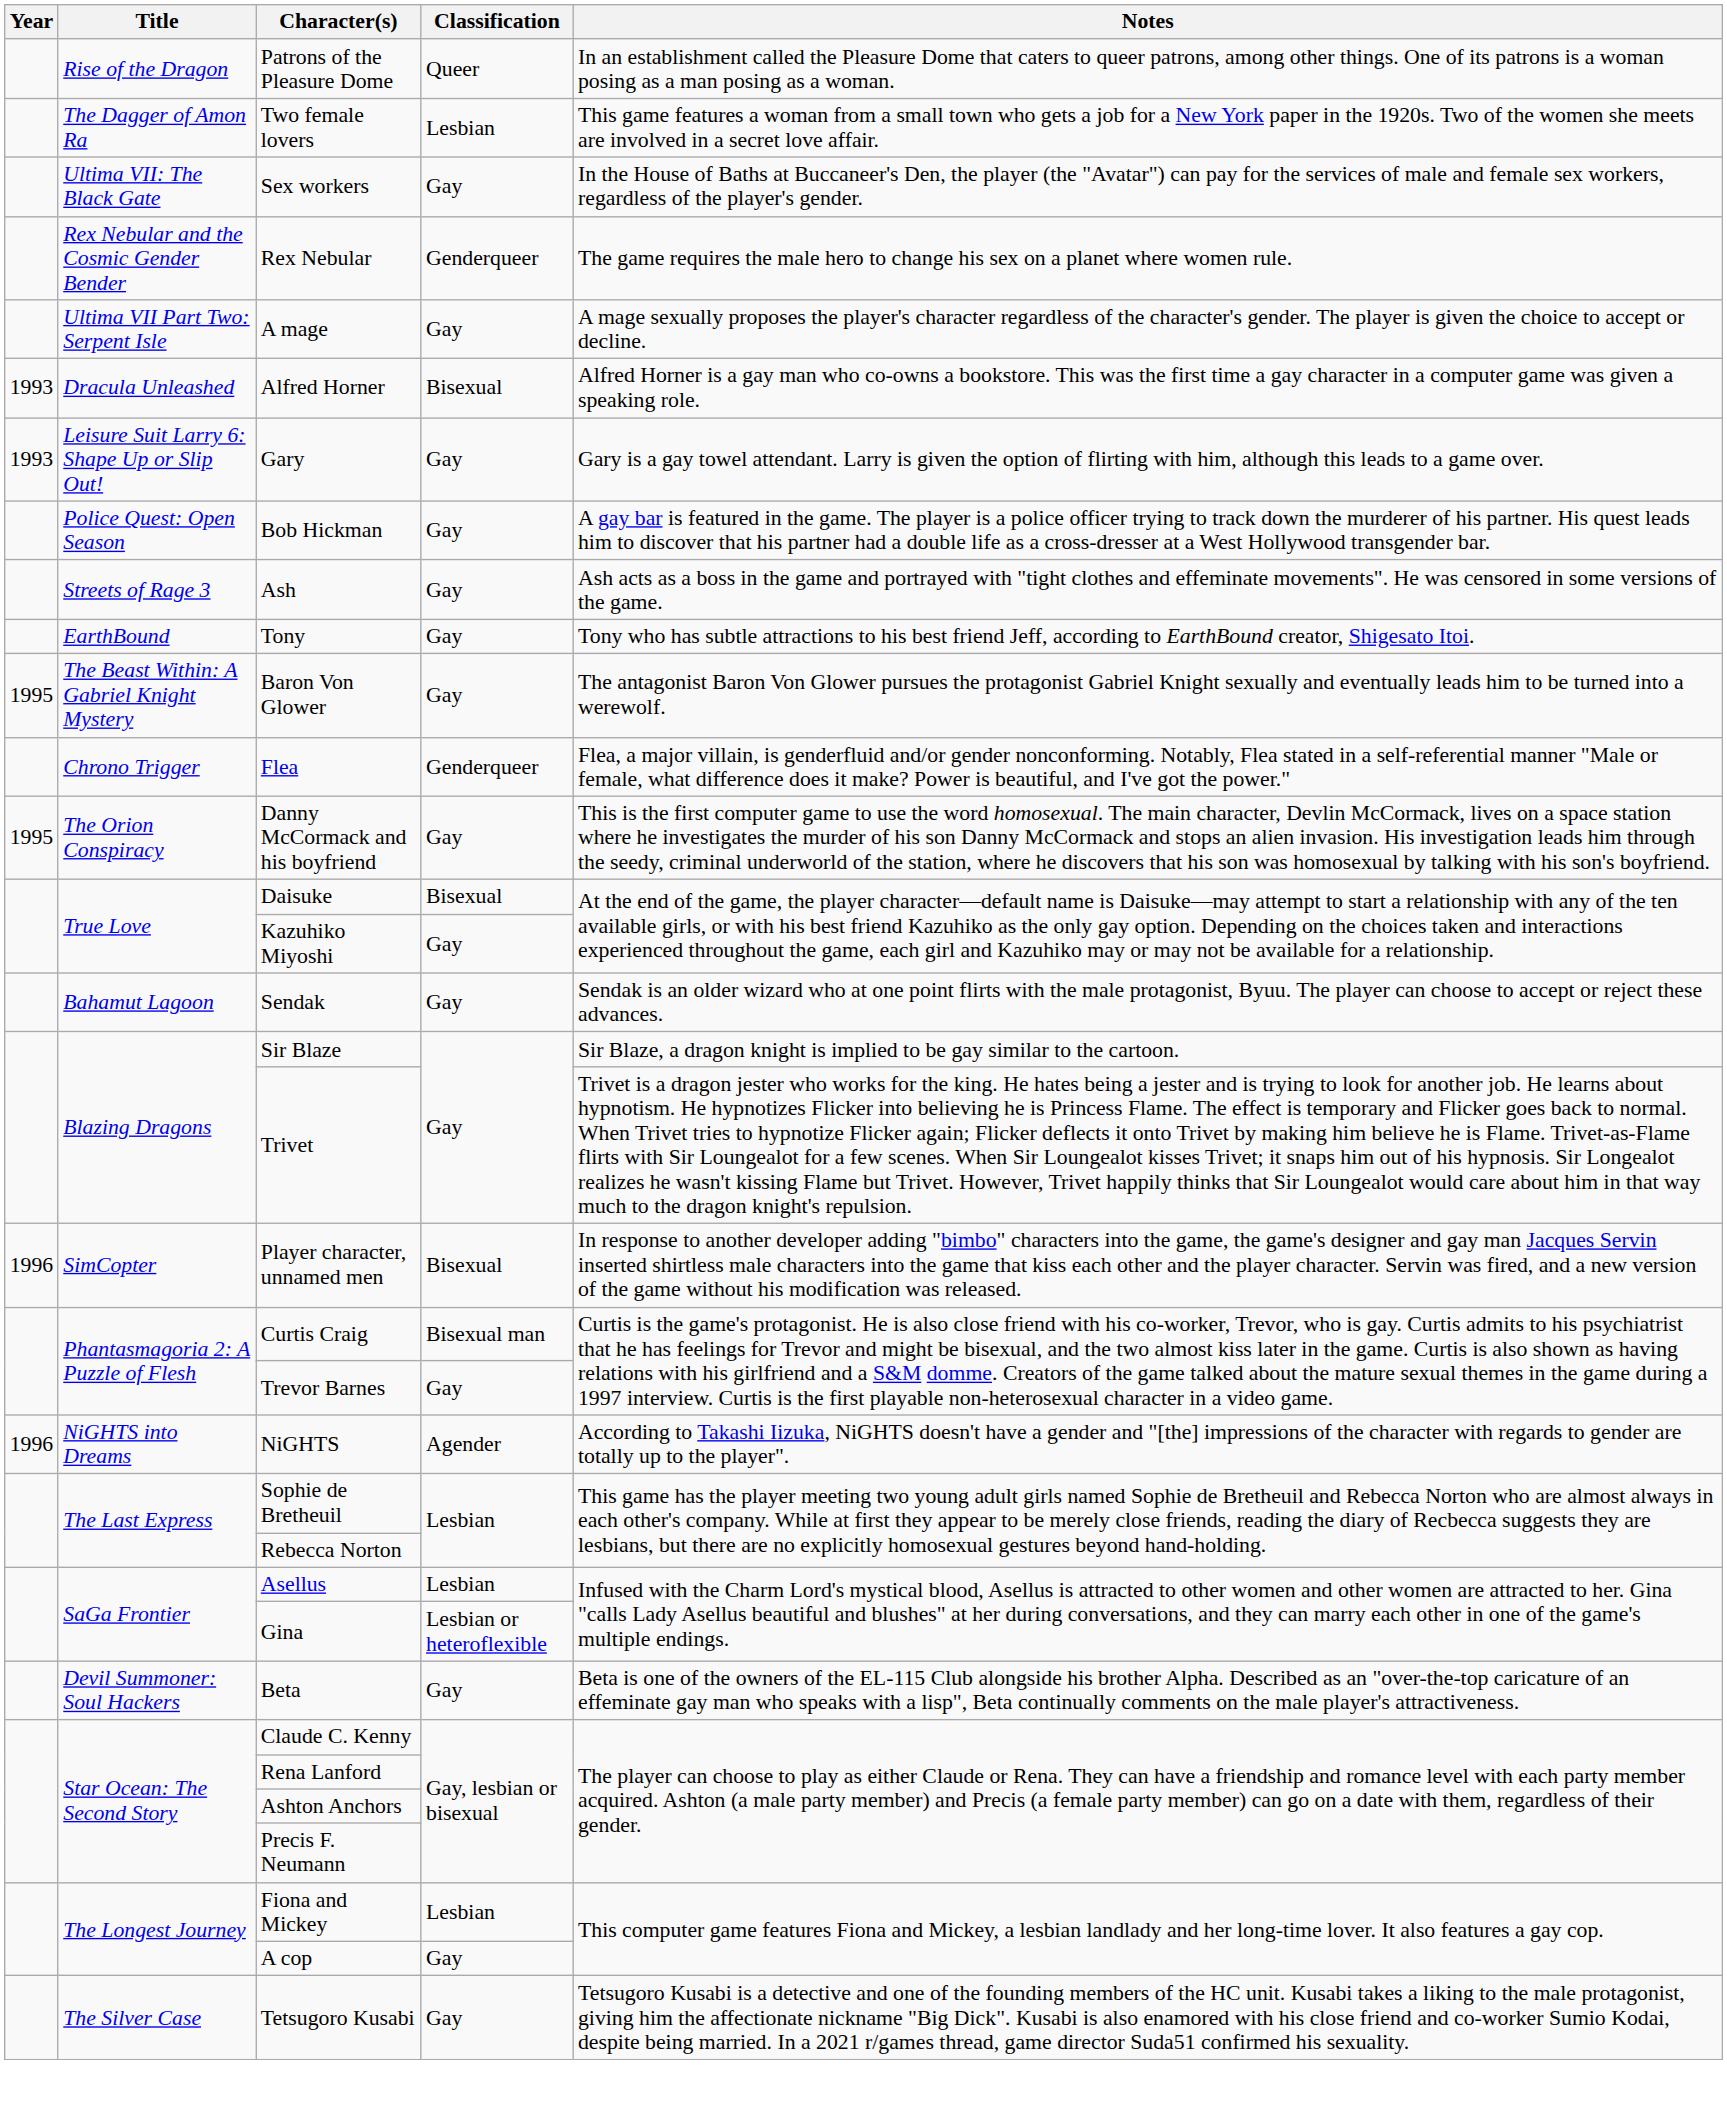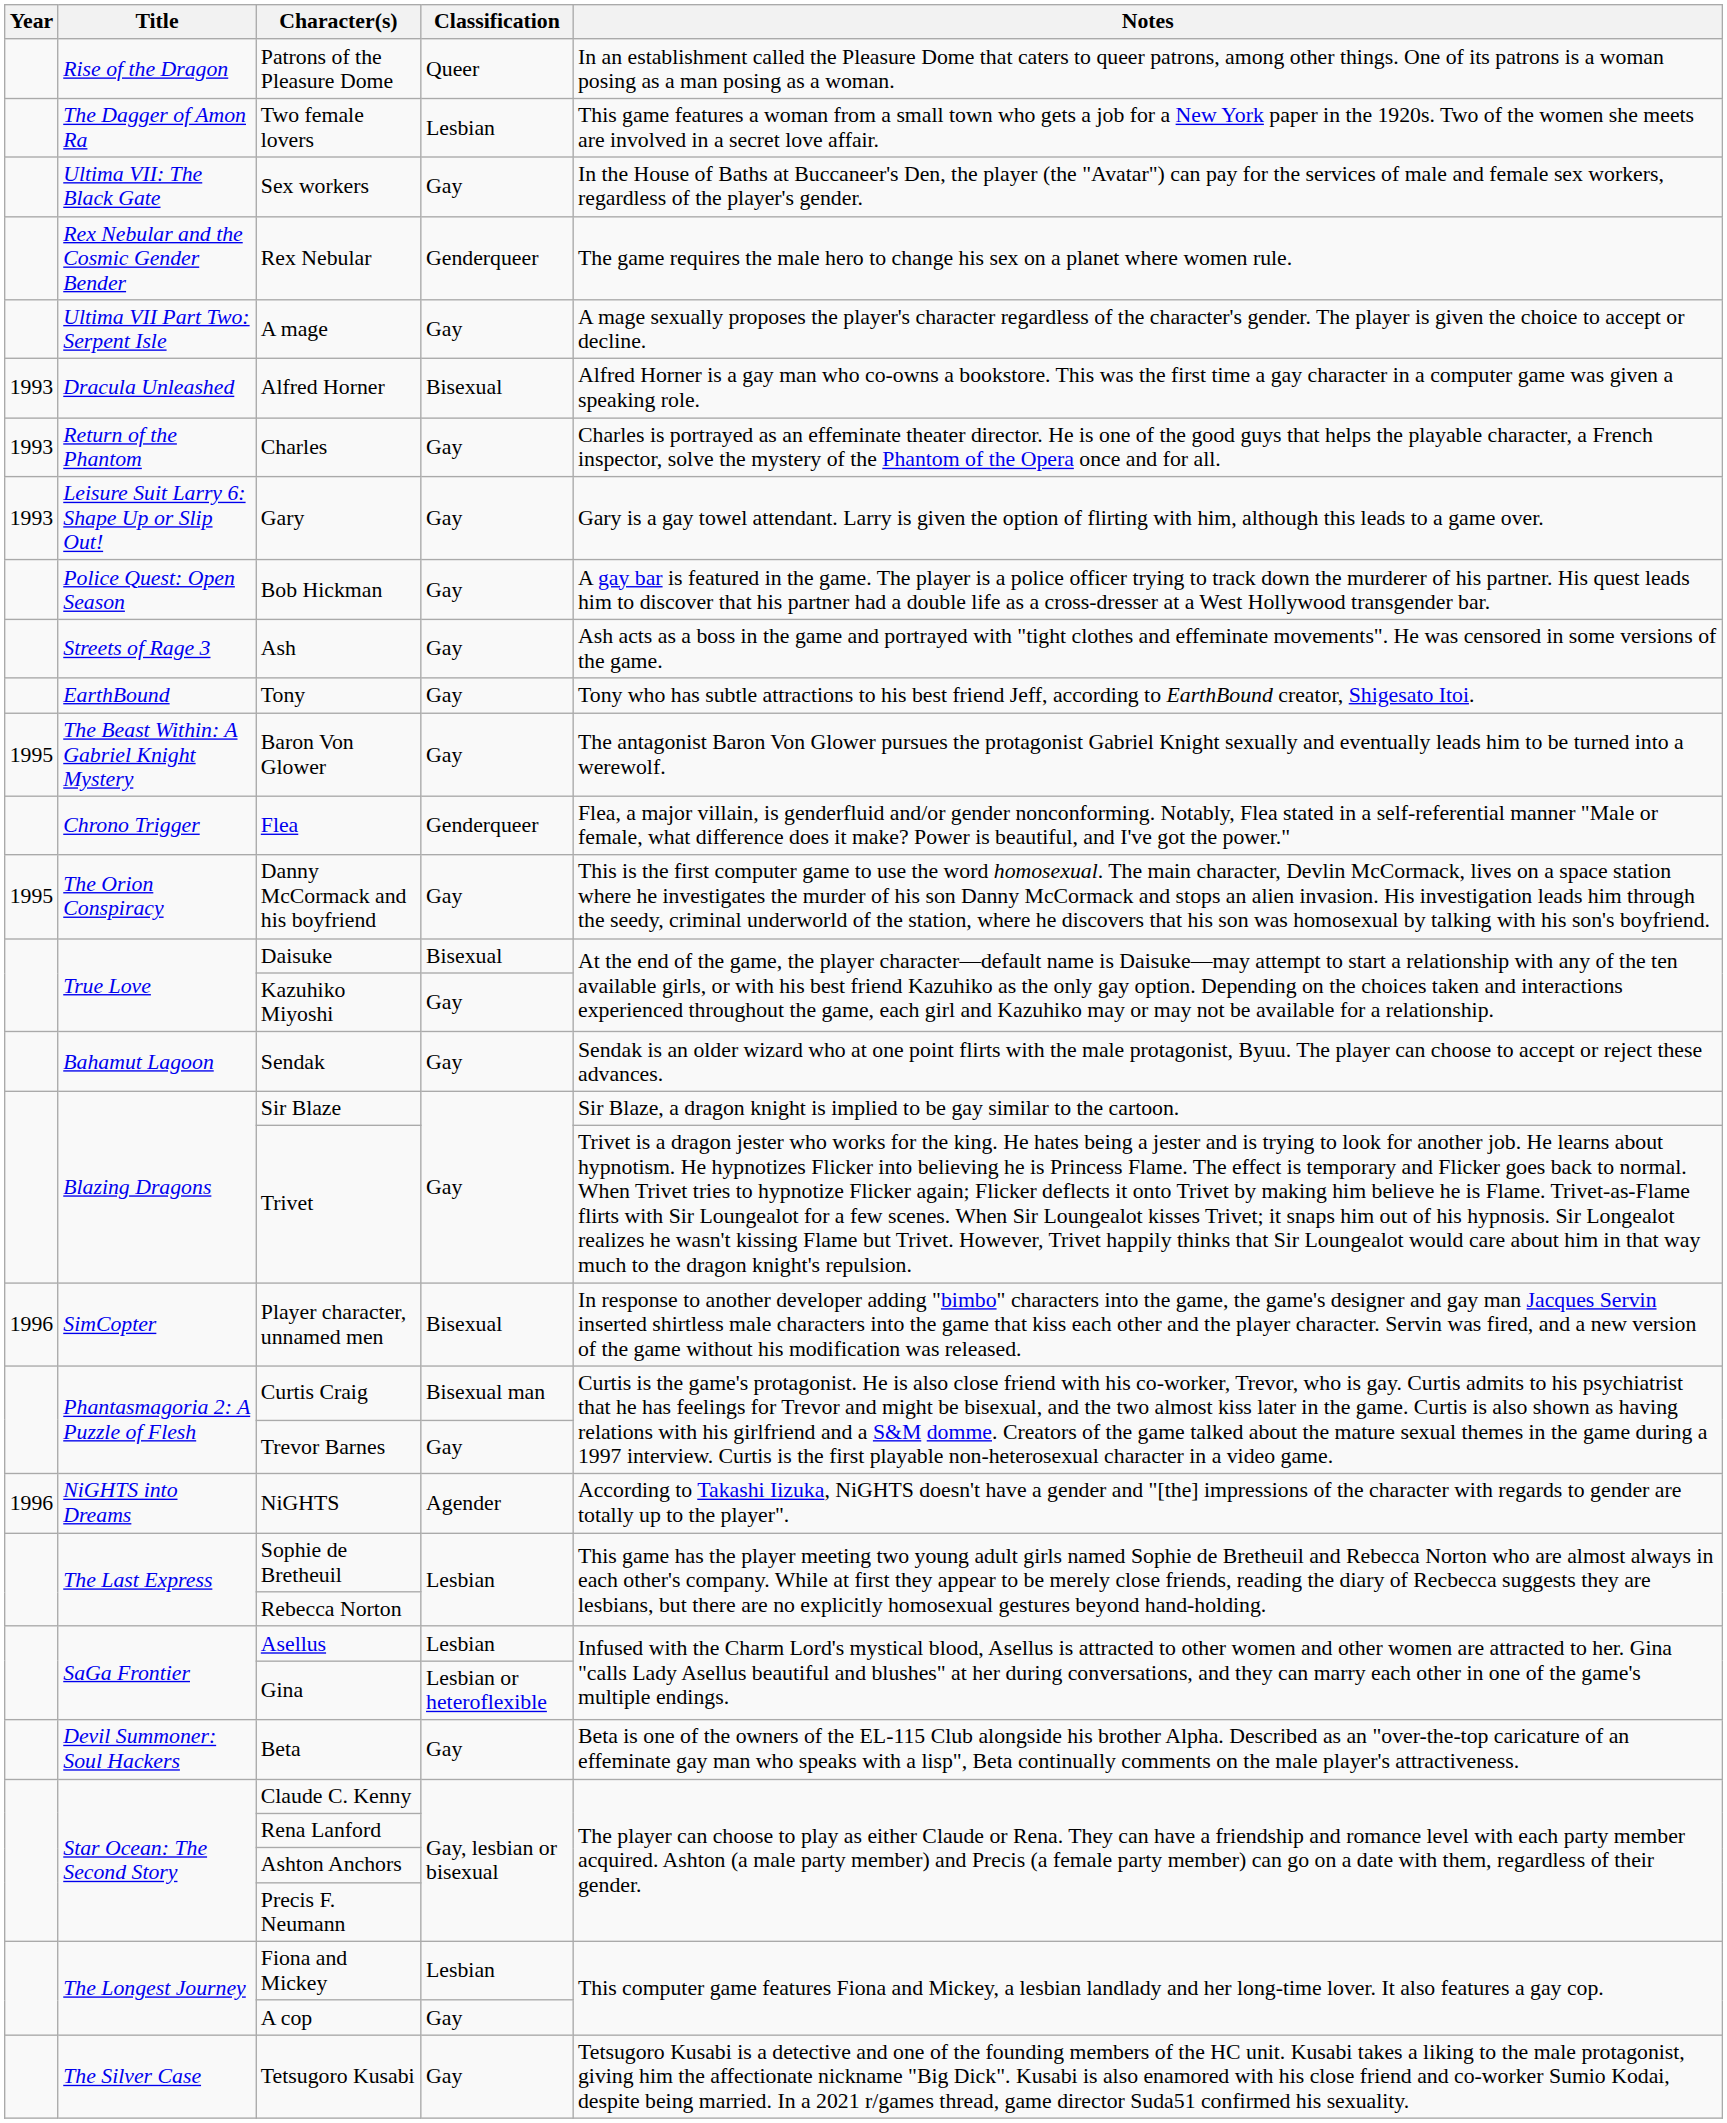+ row: (294, 446)
